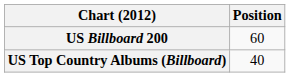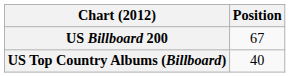(257, 38) 60 -> (257, 38) 67
